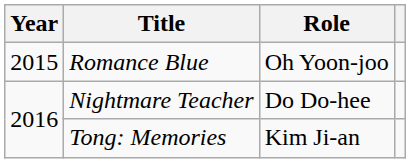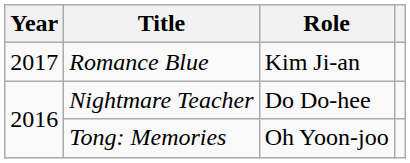(34, 61) 2015 -> (34, 61) 2017
(327, 61) Oh Yoon-joo -> (312, 61) Kim Ji-an
(312, 137) Kim Ji-an -> (327, 137) Oh Yoon-joo
